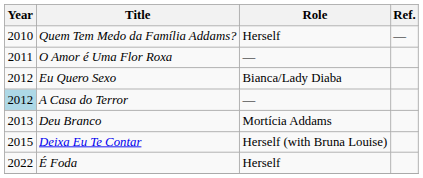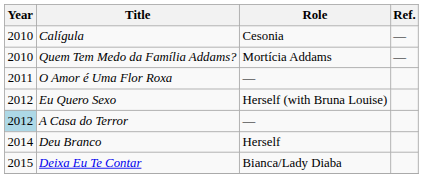+ row: (61, 36)
(261, 36) Herself -> (287, 57) Mortícia Addams
(292, 78) Bianca/Lady Diaba -> (315, 100) Herself (with Bruna Louise)
(20, 121) 2013 -> (20, 142) 2014
(287, 121) Mortícia Addams -> (261, 142) Herself
(315, 142) Herself (with Bruna Louise) -> (292, 163) Bianca/Lady Diaba
- row: (58, 163)
